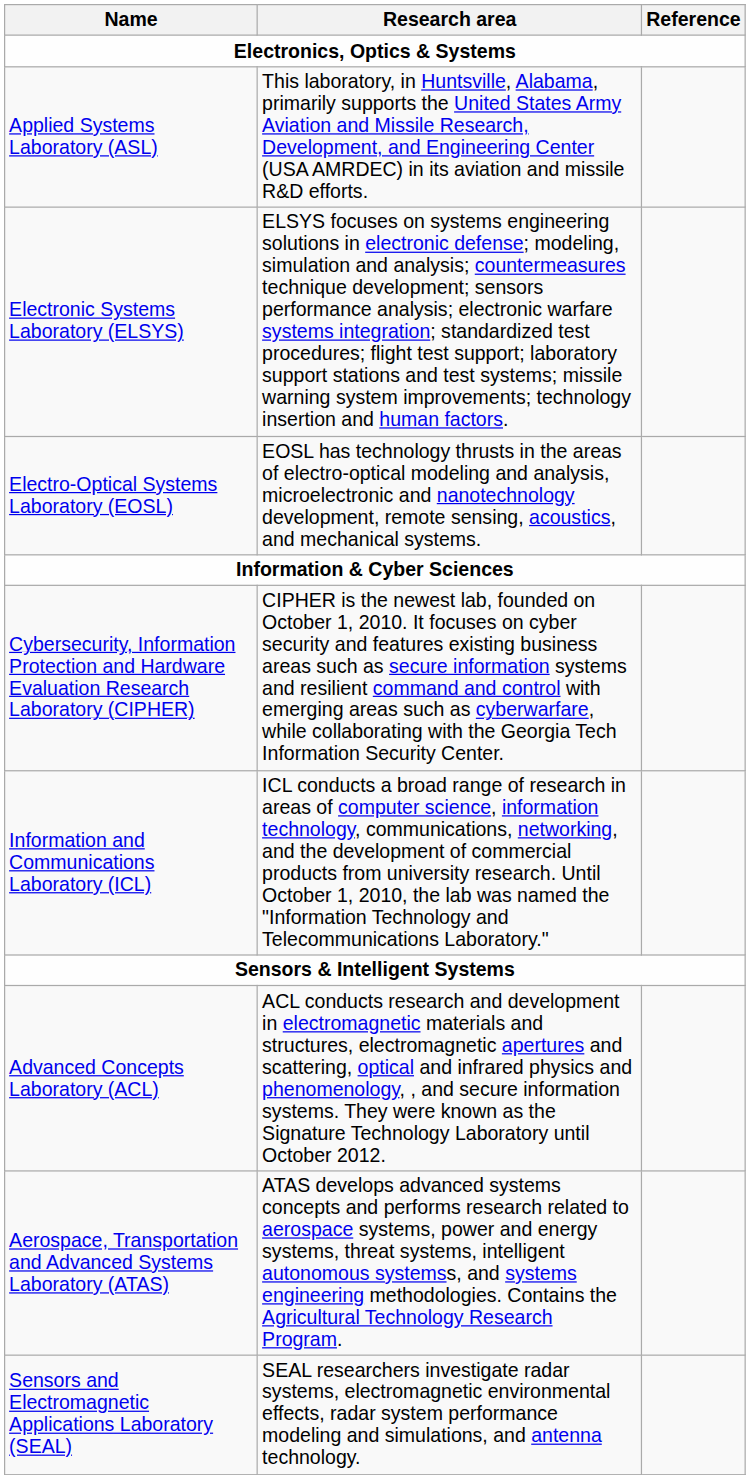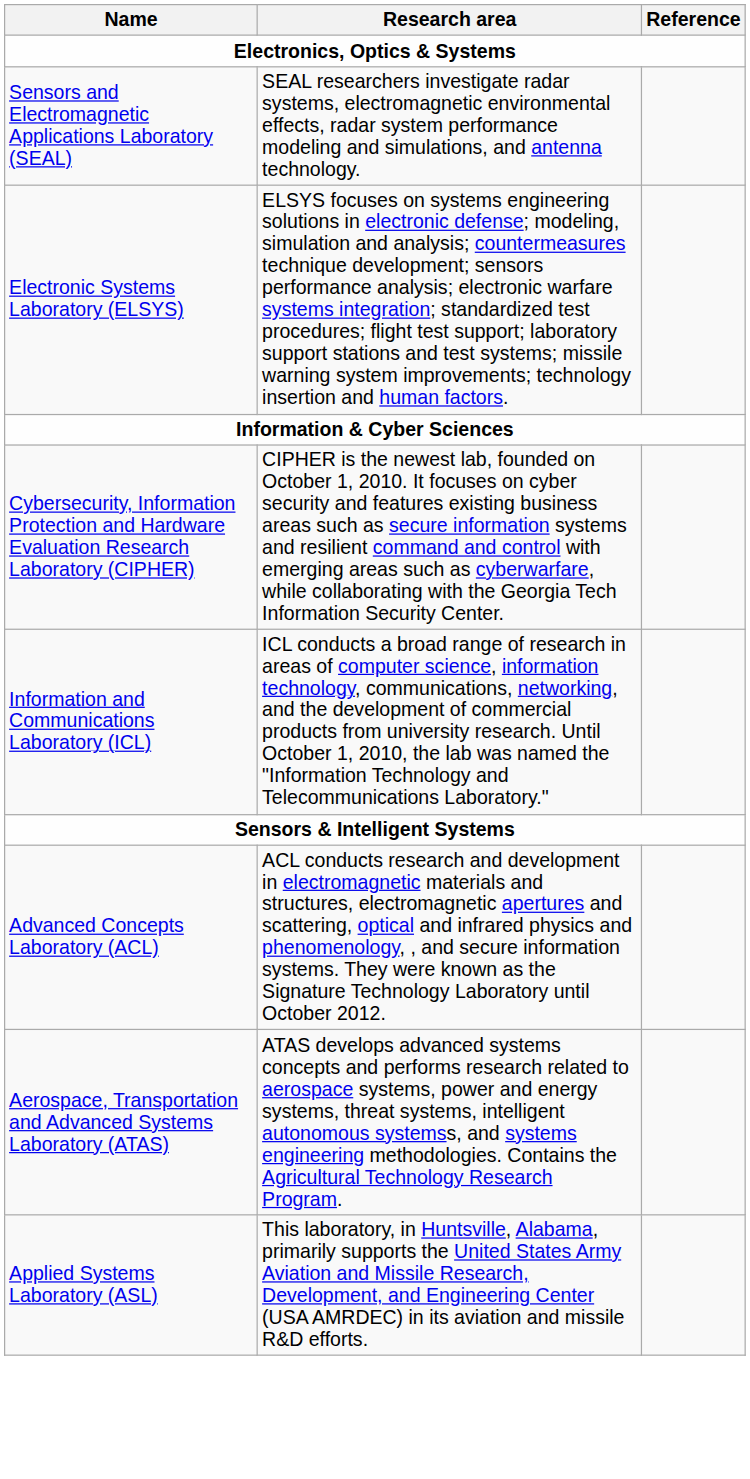rows swapped: (83, 136) <-> (111, 1414)
- row: (113, 495)
